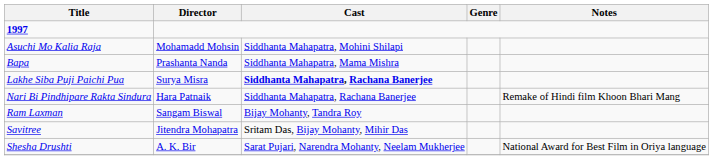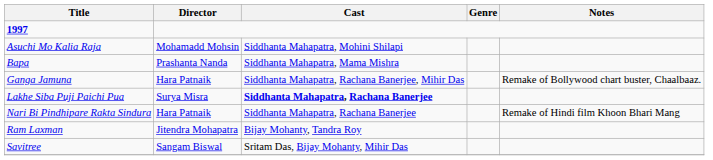+ row: (39, 79)
(189, 113) Sangam Biswal -> (197, 130) Jitendra Mohapatra
(197, 130) Jitendra Mohapatra -> (189, 146) Sangam Biswal
- row: (39, 146)
